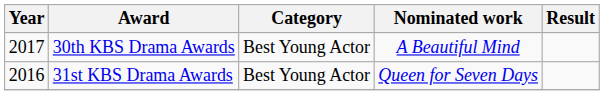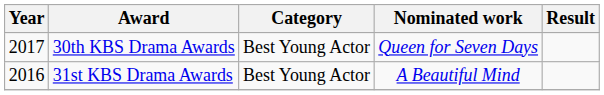(458, 47) A Beautiful Mind -> (458, 47) Queen for Seven Days
(458, 75) Queen for Seven Days -> (458, 75) A Beautiful Mind
